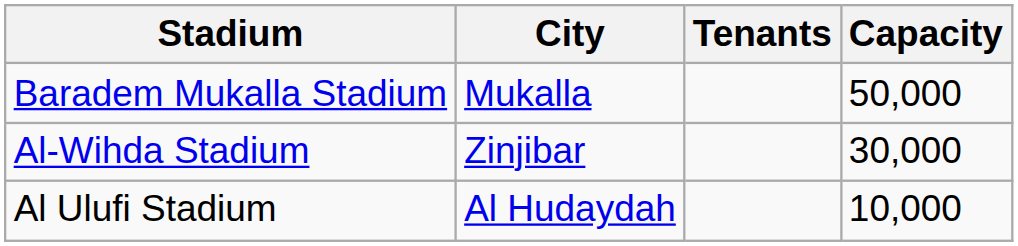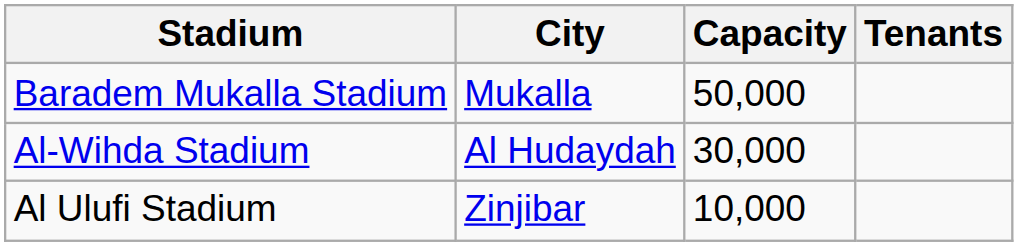columns swapped: (926, 33) <-> (762, 33)
(525, 151) Zinjibar -> (570, 151) Al Hudaydah
(570, 209) Al Hudaydah -> (525, 209) Zinjibar
